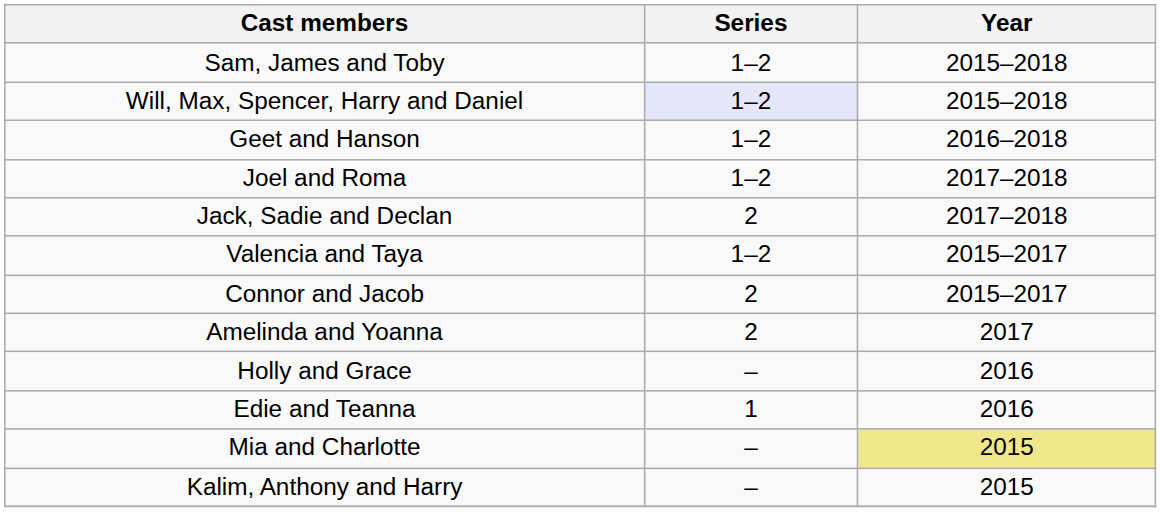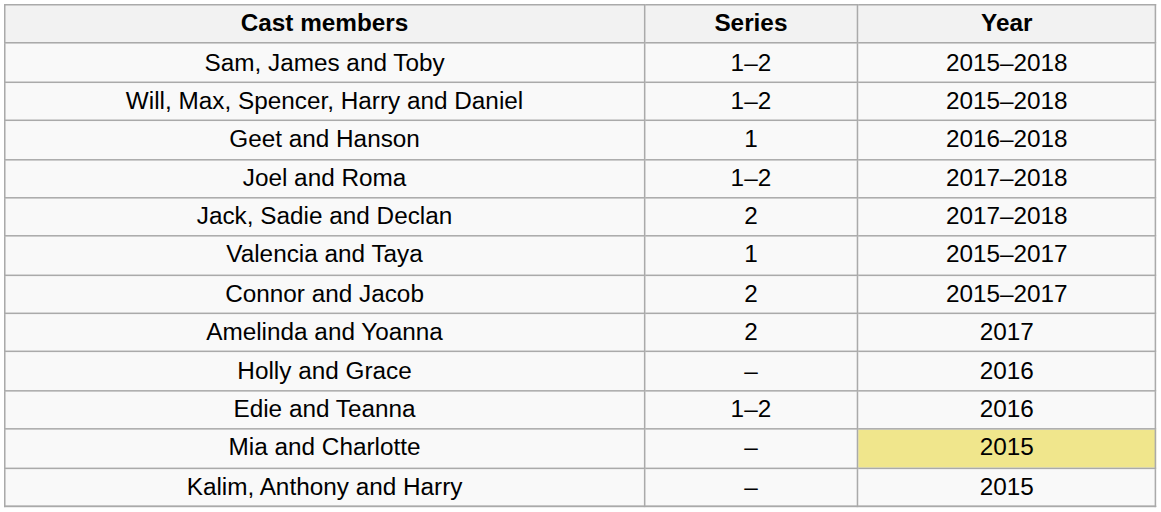(751, 100) lavender background -> (751, 100) no background
(751, 139) 1–2 -> (751, 139) 1
(751, 255) 1–2 -> (751, 255) 1
(751, 409) 1 -> (751, 409) 1–2
